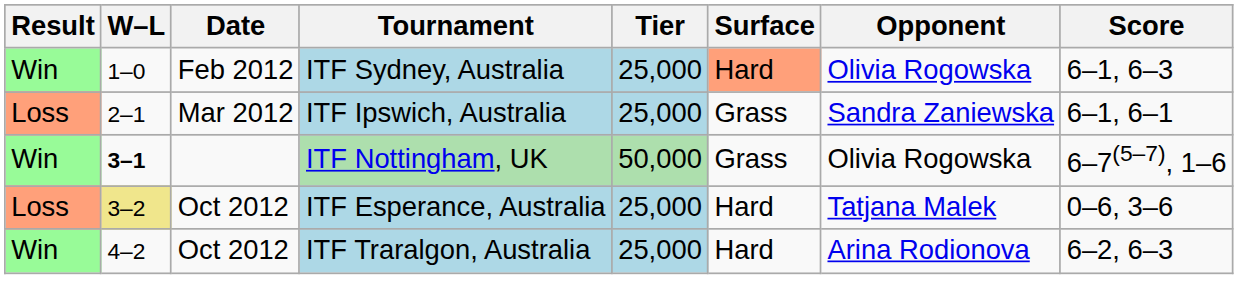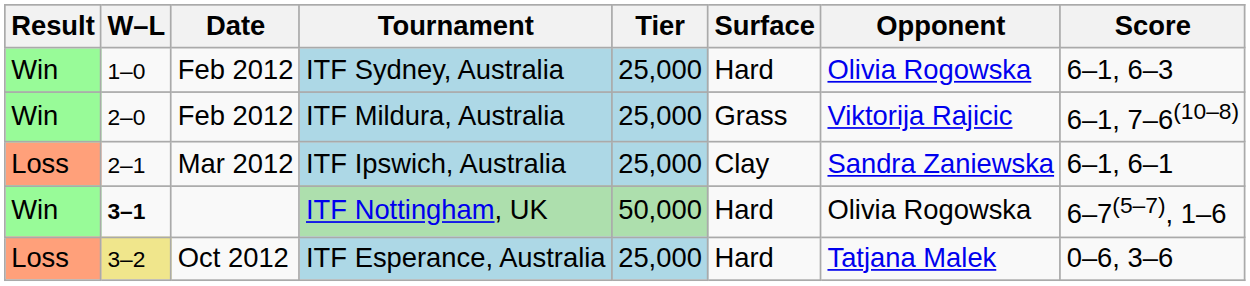(744, 69) lightsalmon background -> (744, 69) no background
+ row: (435, 116)
(751, 112) Grass -> (742, 163) Clay
(751, 160) Grass -> (744, 210) Hard
- row: (448, 250)
